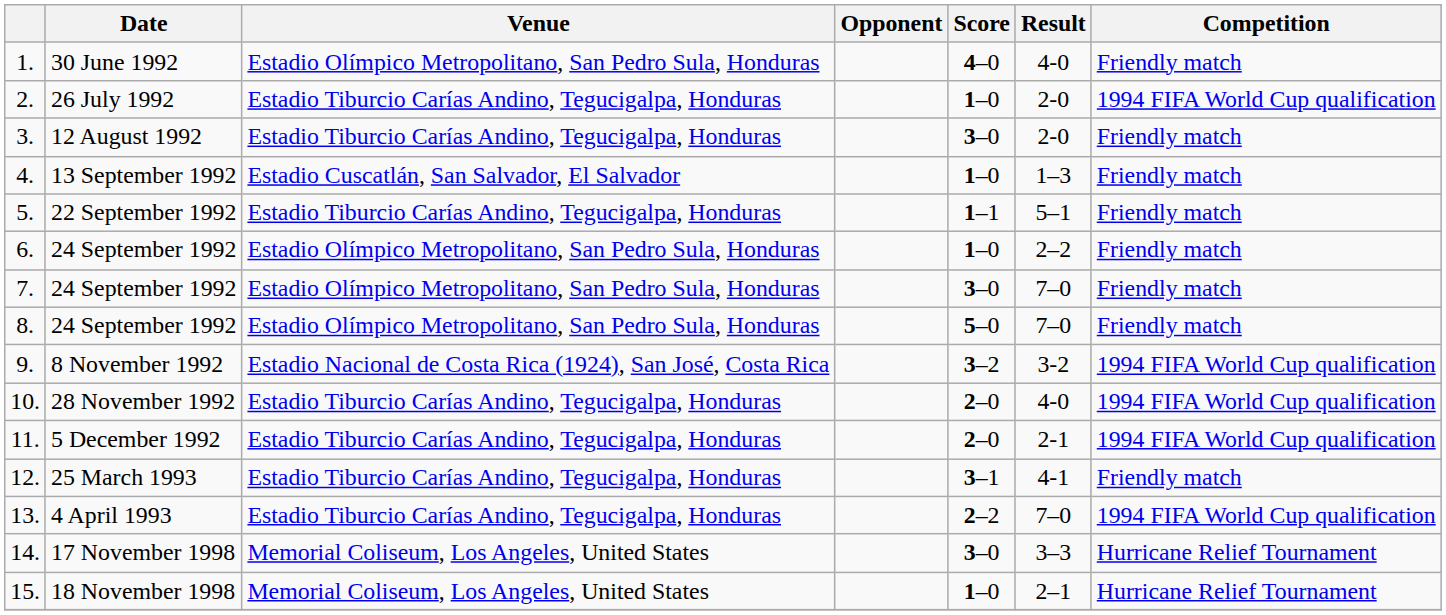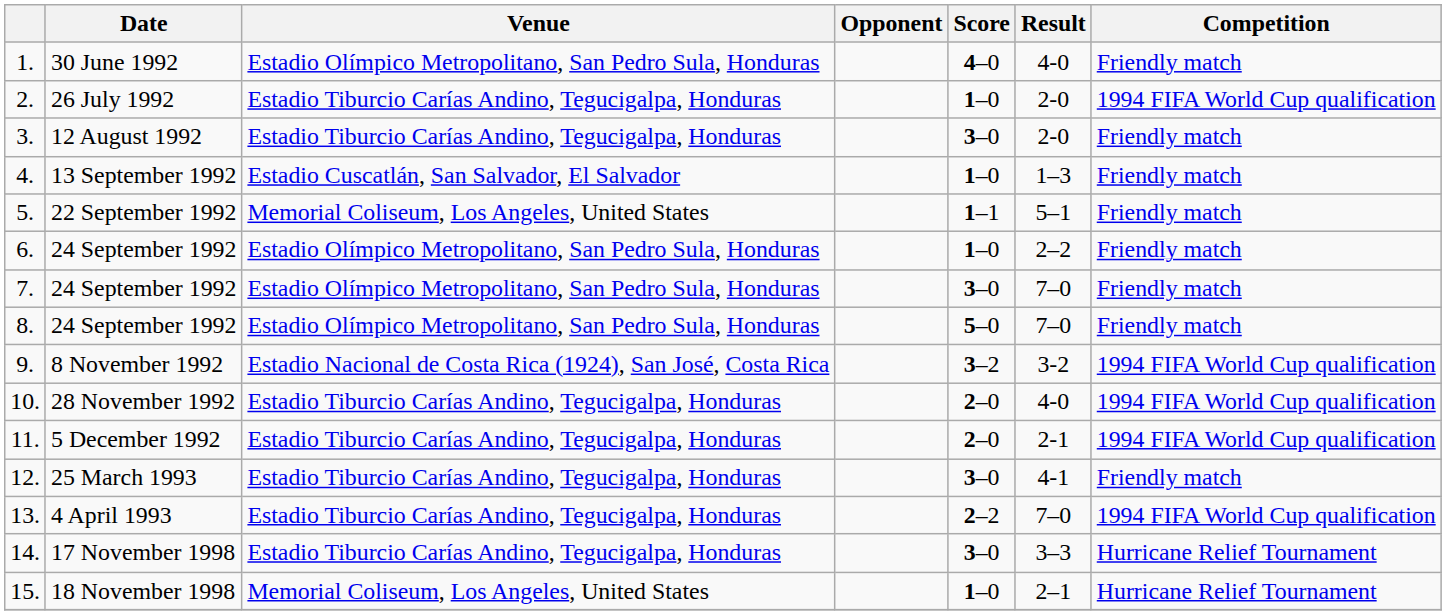(514, 212) Estadio Tiburcio Carías Andino, Tegucigalpa, Honduras -> (478, 212) Memorial Coliseum, Los Angeles, United States
(982, 477) 3–1 -> (982, 477) 3–0
(478, 552) Memorial Coliseum, Los Angeles, United States -> (514, 552) Estadio Tiburcio Carías Andino, Tegucigalpa, Honduras
